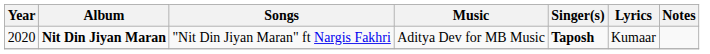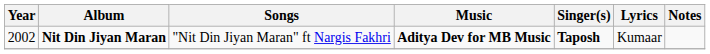(22, 37) 2020 -> (22, 37) 2002
(471, 37) normal -> (474, 37) bold
